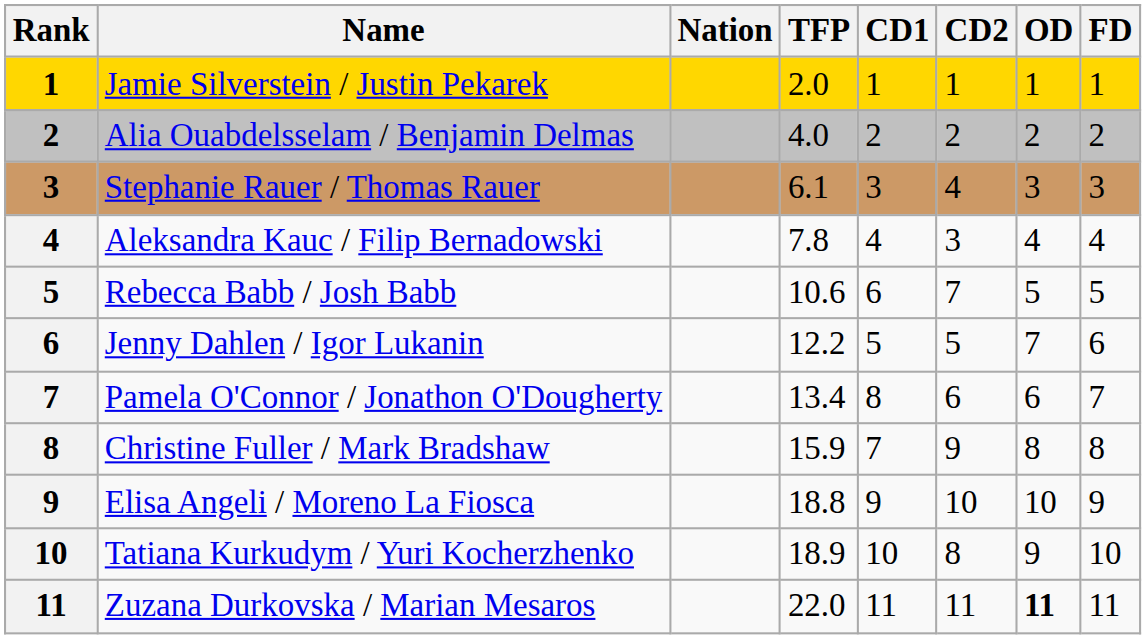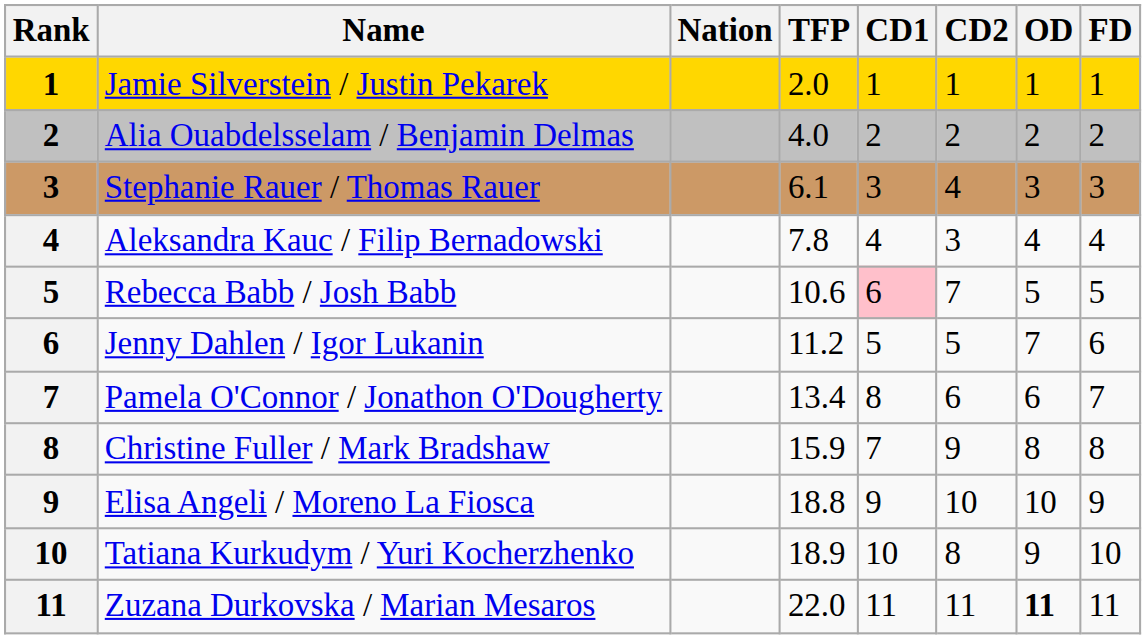(874, 291) no background -> (874, 291) pink background
(817, 344) 12.2 -> (816, 344) 11.2
